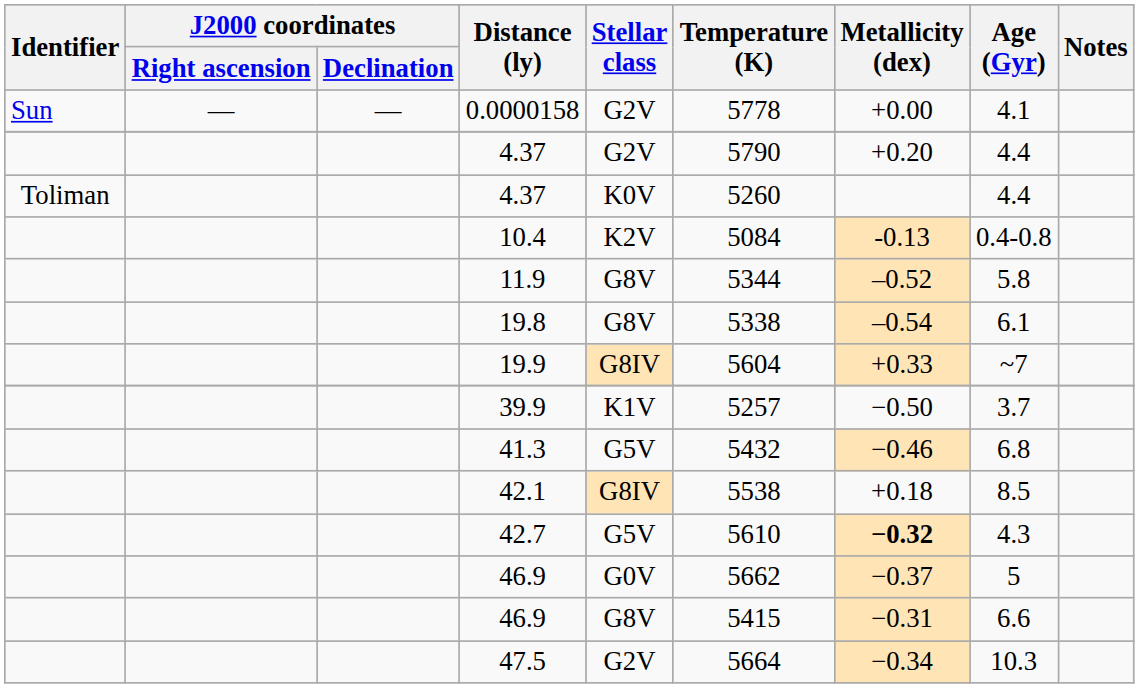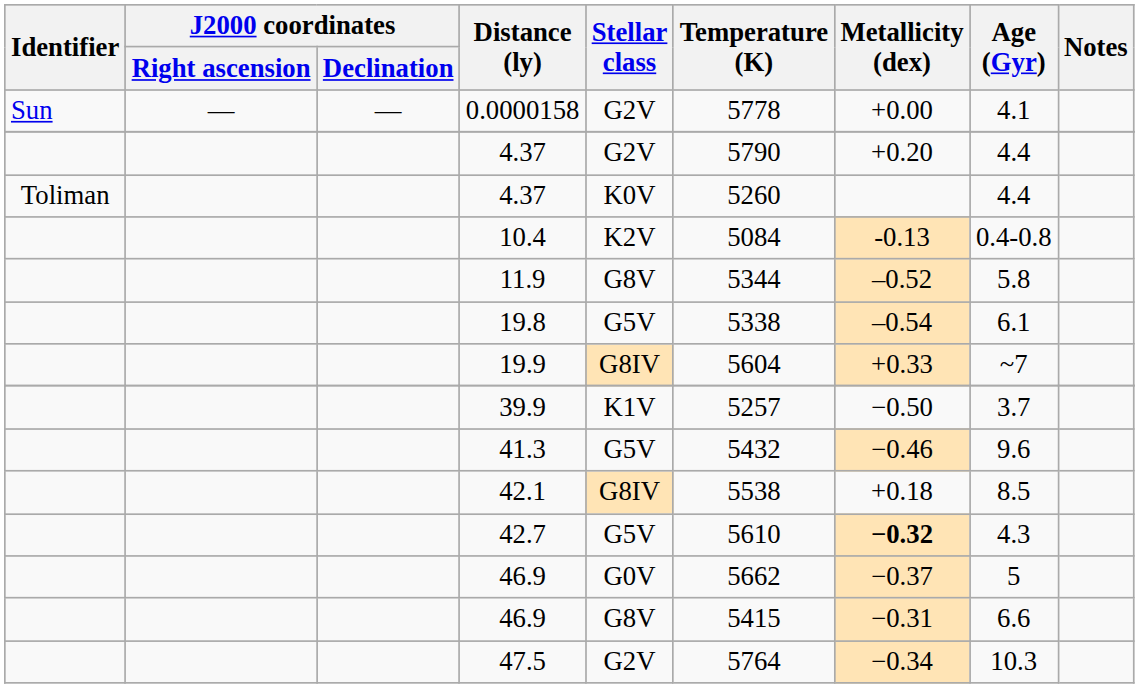(630, 322) G8V -> (630, 322) G5V
(1014, 449) 6.8 -> (1014, 449) 9.6
(754, 661) 5664 -> (754, 661) 5764
